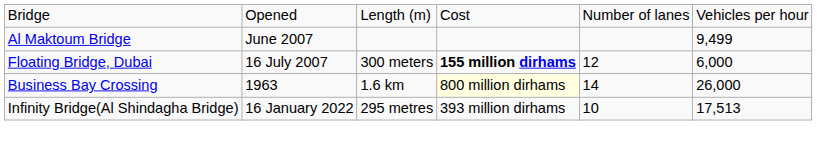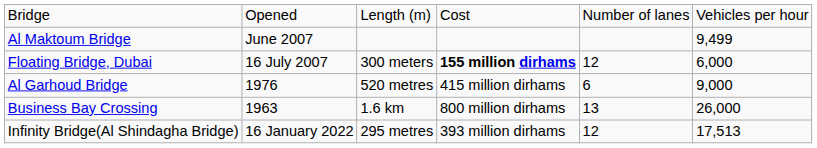+ row: (68, 85)
(503, 85) lightyellow background -> (503, 108) no background
(591, 85) 14 -> (591, 108) 13
(591, 108) 10 -> (591, 131) 12
